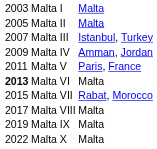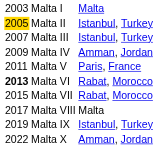(17, 23) no background -> (17, 23) gold background
(91, 23) Malta -> (116, 23) Istanbul, Turkey
(91, 81) Malta -> (116, 81) Rabat, Morocco
(91, 125) Malta -> (116, 125) Istanbul, Turkey
(91, 139) Malta -> (116, 139) Amman, Jordan
